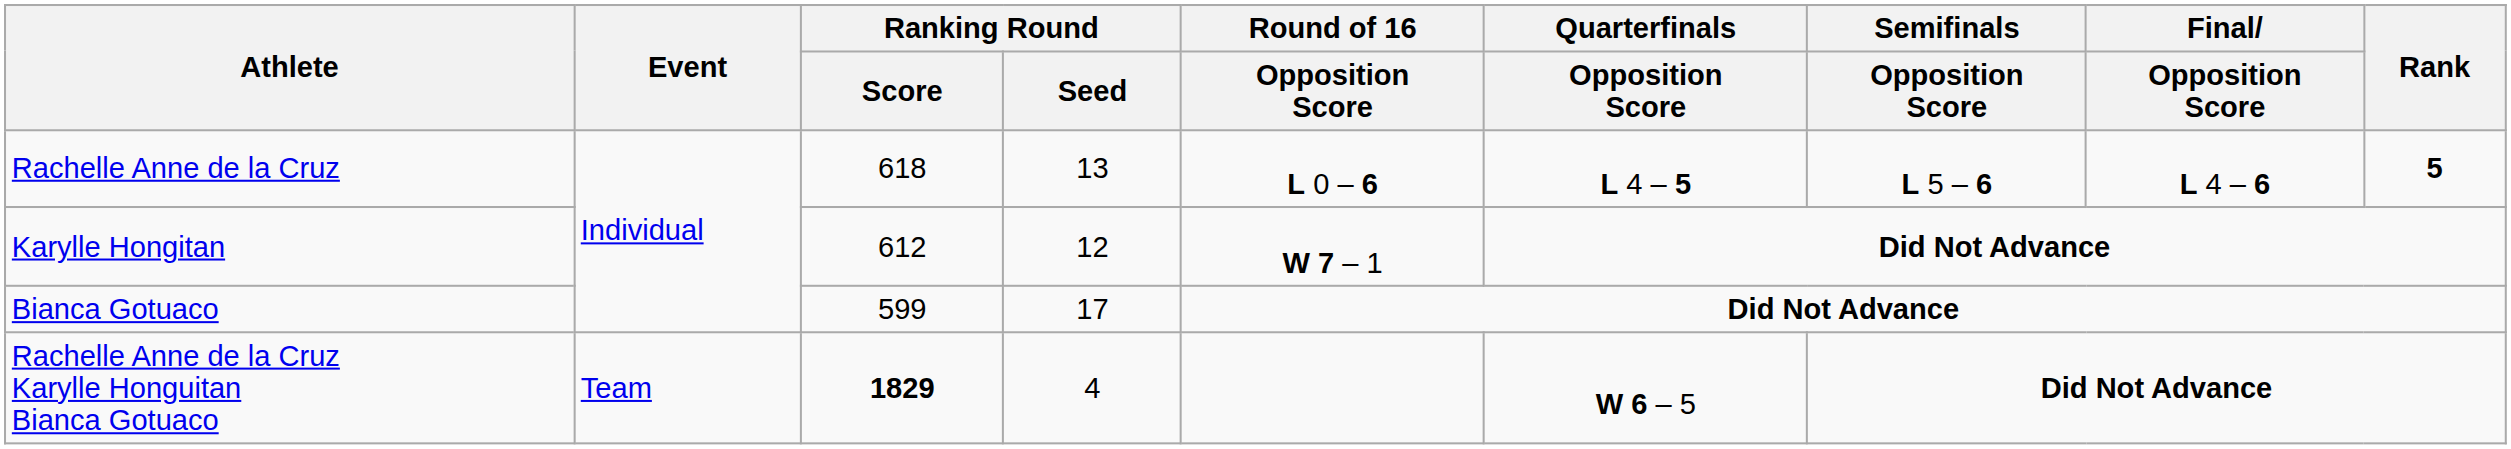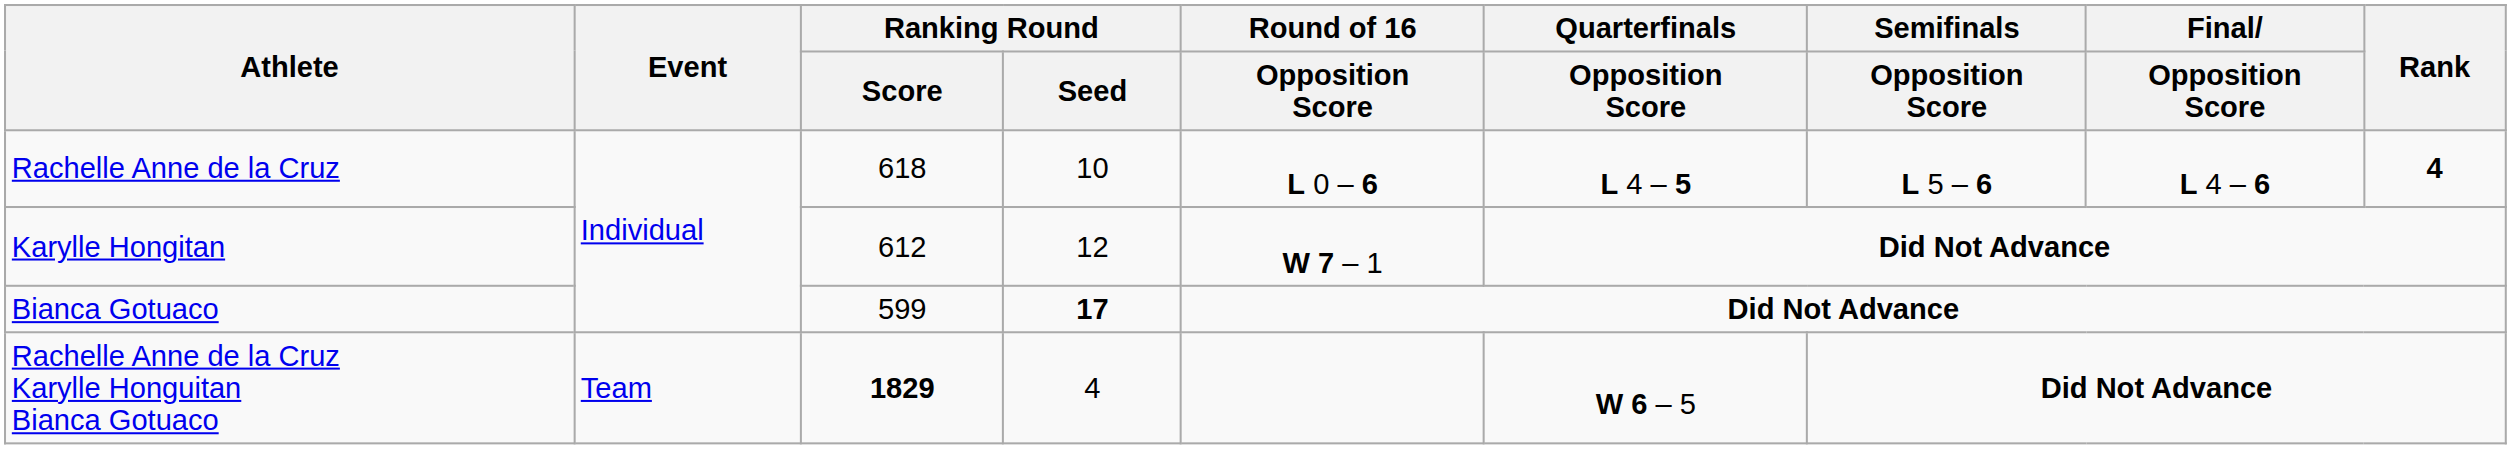(1092, 169) 13 -> (1092, 169) 10
(2435, 169) 5 -> (2435, 169) 4
(1092, 309) normal -> (1092, 309) bold
